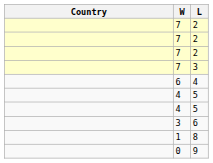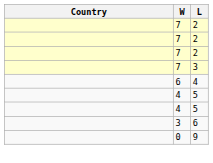- row: (178, 137)
